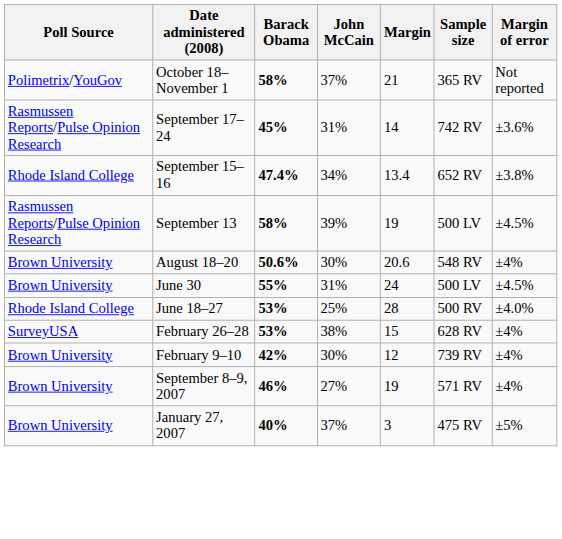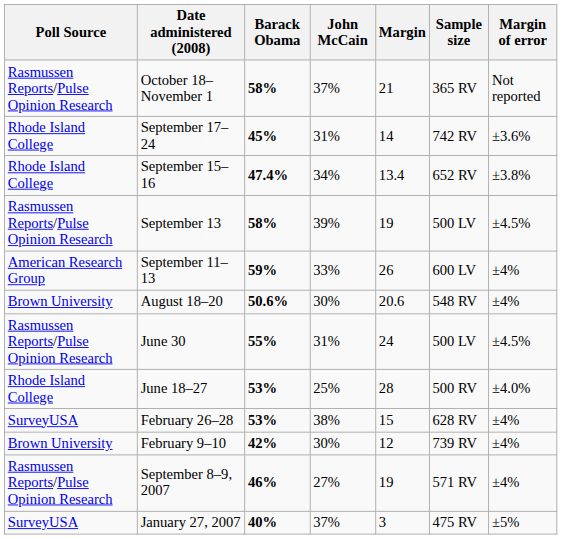(65, 80) Polimetrix/YouGov -> (60, 88) Rasmussen Reports/Pulse Opinion Research
(74, 127) Rasmussen Reports/Pulse Opinion Research -> (46, 135) Rhode Island College
+ row: (184, 270)
(60, 285) Brown University -> (60, 341) Rasmussen Reports/Pulse Opinion Research
(60, 386) Brown University -> (60, 482) Rasmussen Reports/Pulse Opinion Research
(60, 425) Brown University -> (43, 522) SurveyUSA
